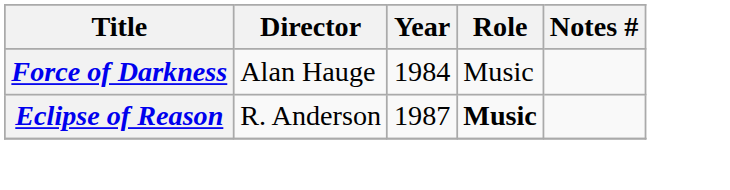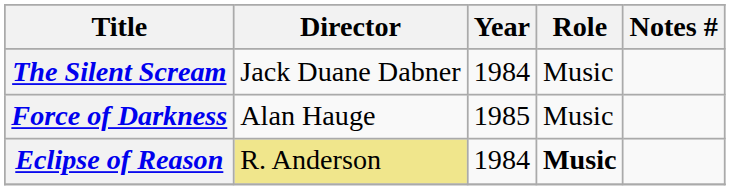+ row: (119, 71)
(422, 71) 1984 -> (502, 116) 1985
(311, 116) no background -> (311, 160) khaki background
(422, 116) 1987 -> (502, 160) 1984
